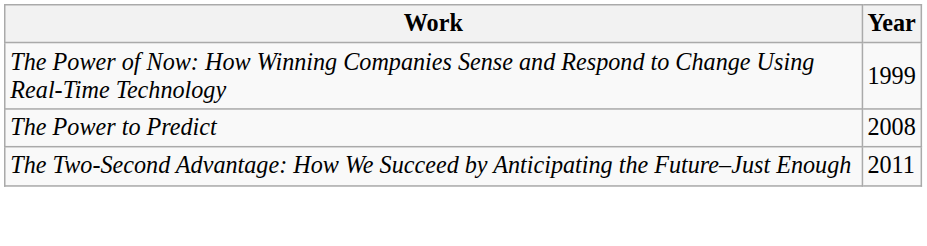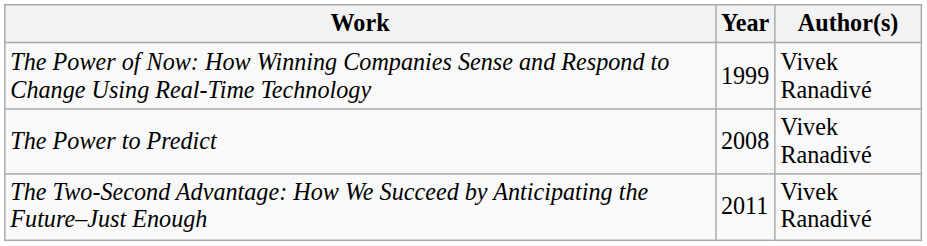+ column: (848, 23)
